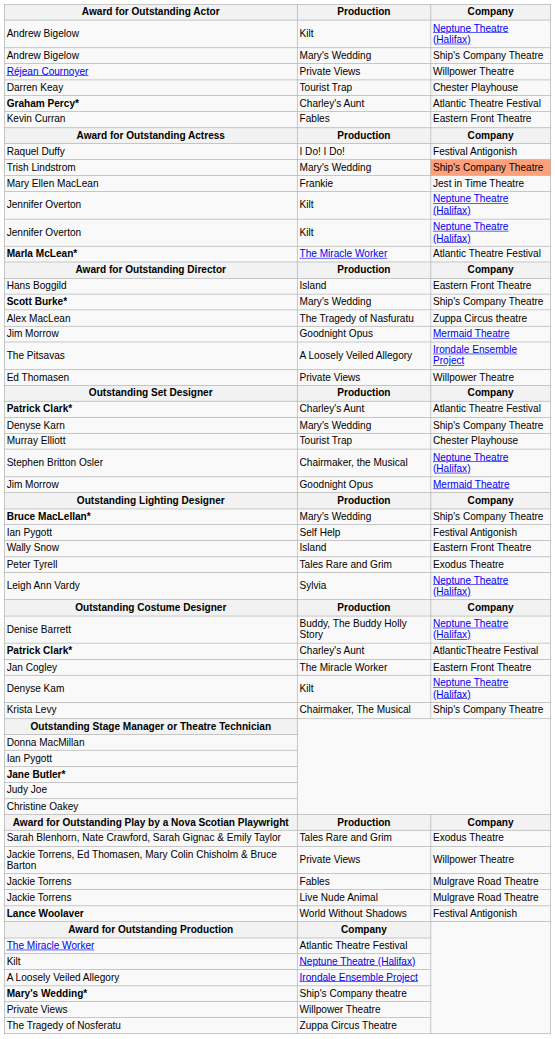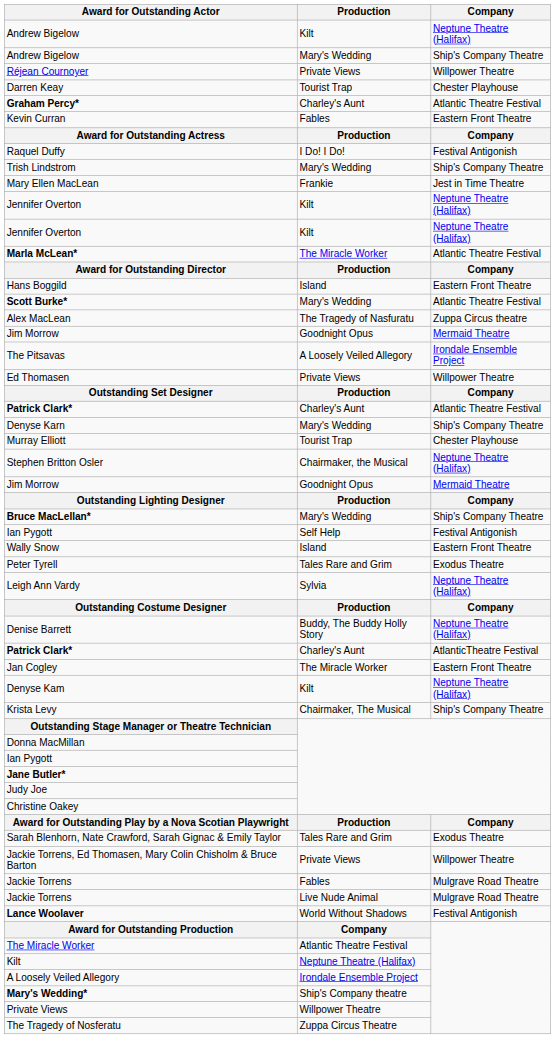(488, 167) lightsalmon background -> (488, 167) no background
(488, 302) Ship's Company Theatre -> (487, 302) Atlantic Theatre Festival
